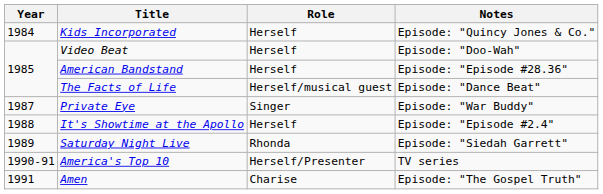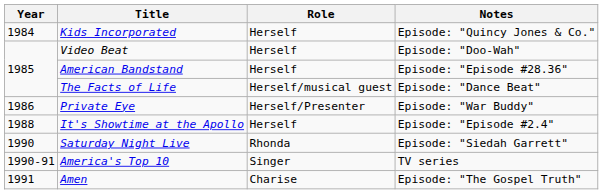(21, 106) 1987 -> (21, 106) 1986
(270, 106) Singer -> (307, 106) Herself/Presenter
(21, 143) 1989 -> (21, 143) 1990
(307, 161) Herself/Presenter -> (270, 161) Singer
